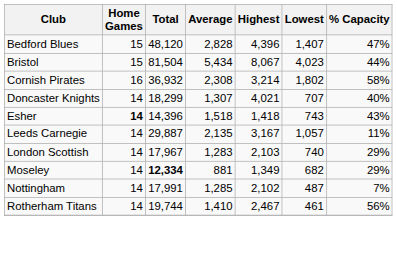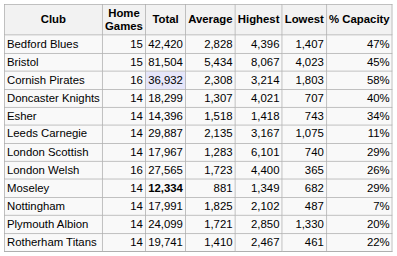(166, 44) 48,120 -> (166, 44) 42,420
(378, 62) 44% -> (378, 62) 45%
(166, 80) no background -> (166, 80) lavender background
(310, 80) 1,802 -> (310, 80) 1,803
(137, 116) bold -> (137, 116) normal
(378, 116) 43% -> (378, 116) 34%
(310, 134) 1,057 -> (310, 134) 1,075
(265, 152) 2,103 -> (265, 152) 6,101
+ row: (43, 170)
(218, 188) 1,285 -> (218, 206) 1,825
+ row: (48, 224)
(166, 206) 19,744 -> (166, 242) 19,741
(378, 206) 56% -> (378, 242) 22%
